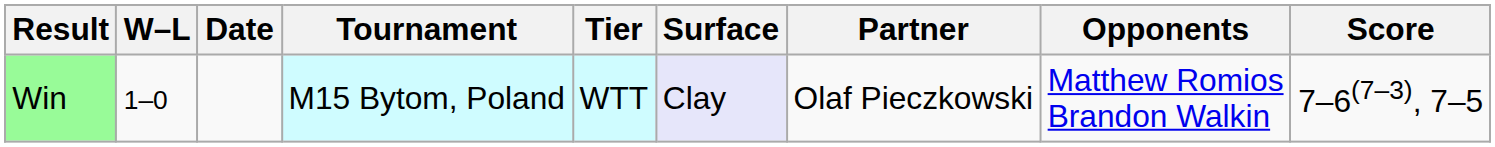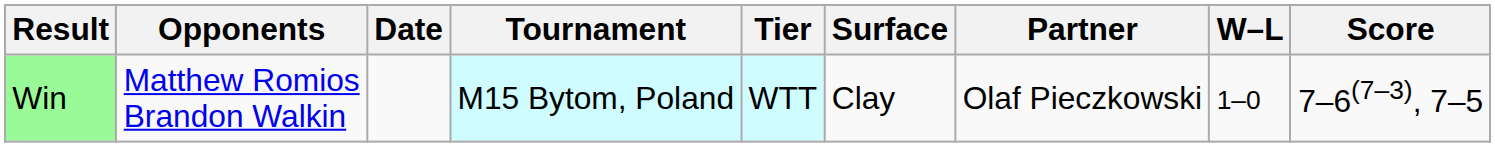columns swapped: (157, 29) <-> (1166, 29)
(694, 97) lavender background -> (864, 97) no background
